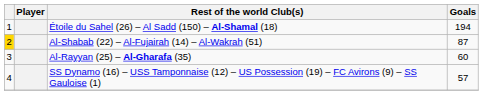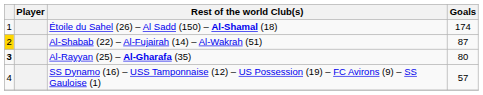(463, 27) 194 -> (463, 27) 174
(9, 57) normal -> (9, 57) bold
(463, 57) 60 -> (463, 57) 80
